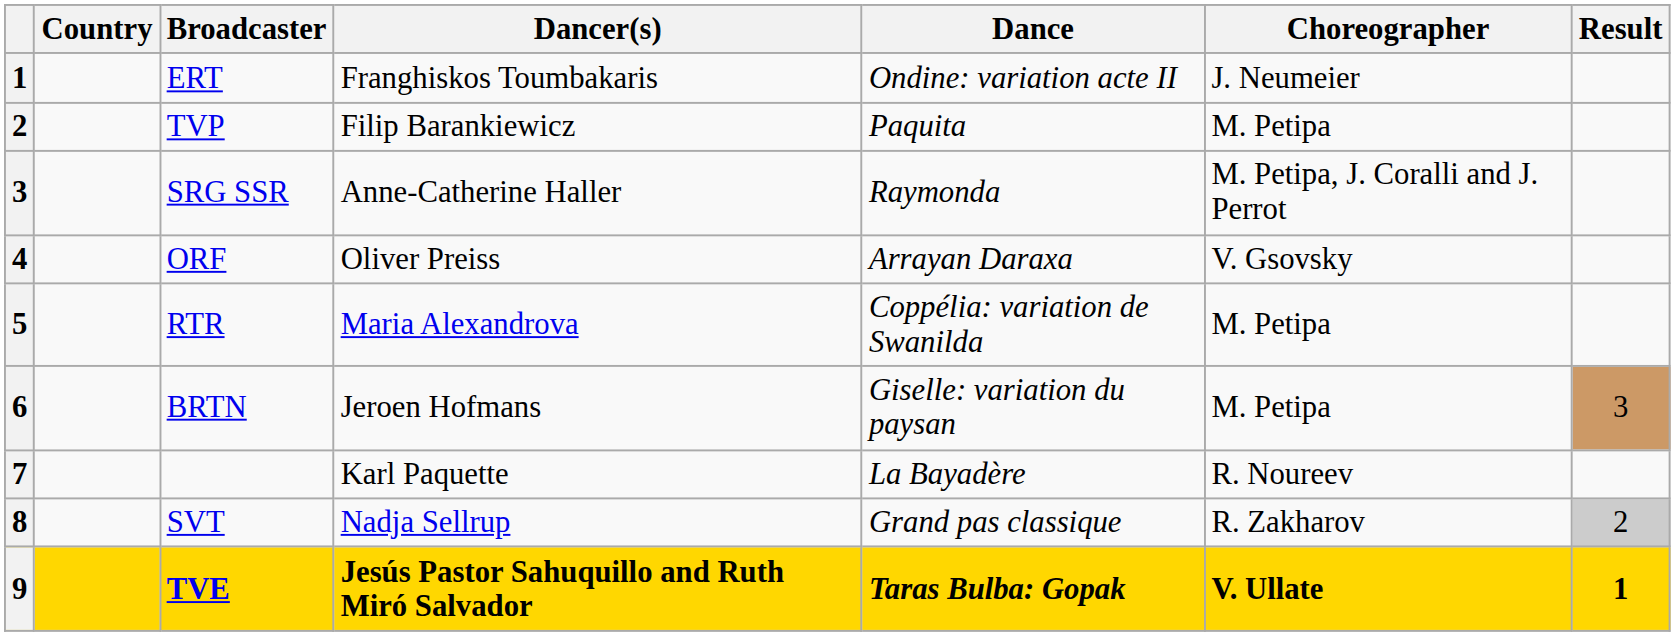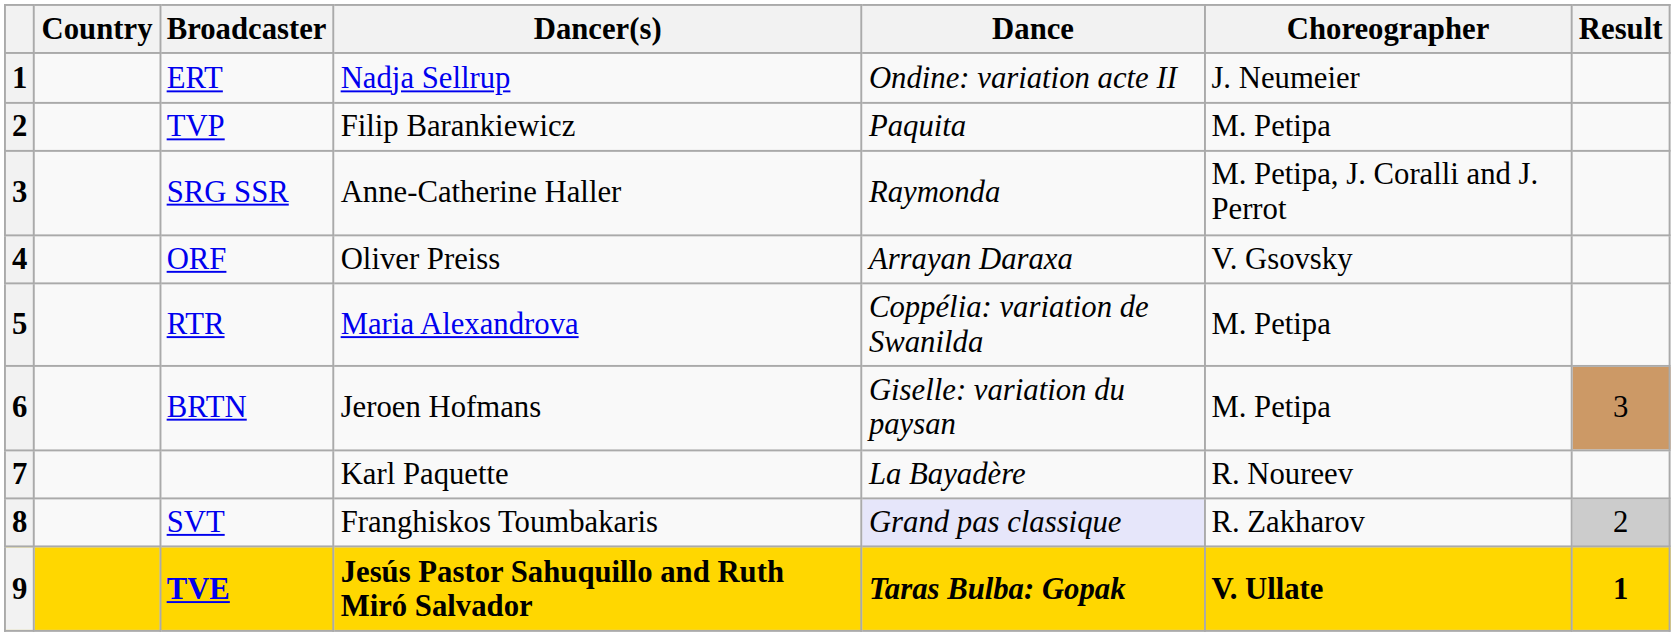(499, 77) Franghiskos Toumbakaris -> (426, 77) Nadja Sellrup
(426, 522) Nadja Sellrup -> (499, 522) Franghiskos Toumbakaris
(995, 522) no background -> (995, 522) lavender background
